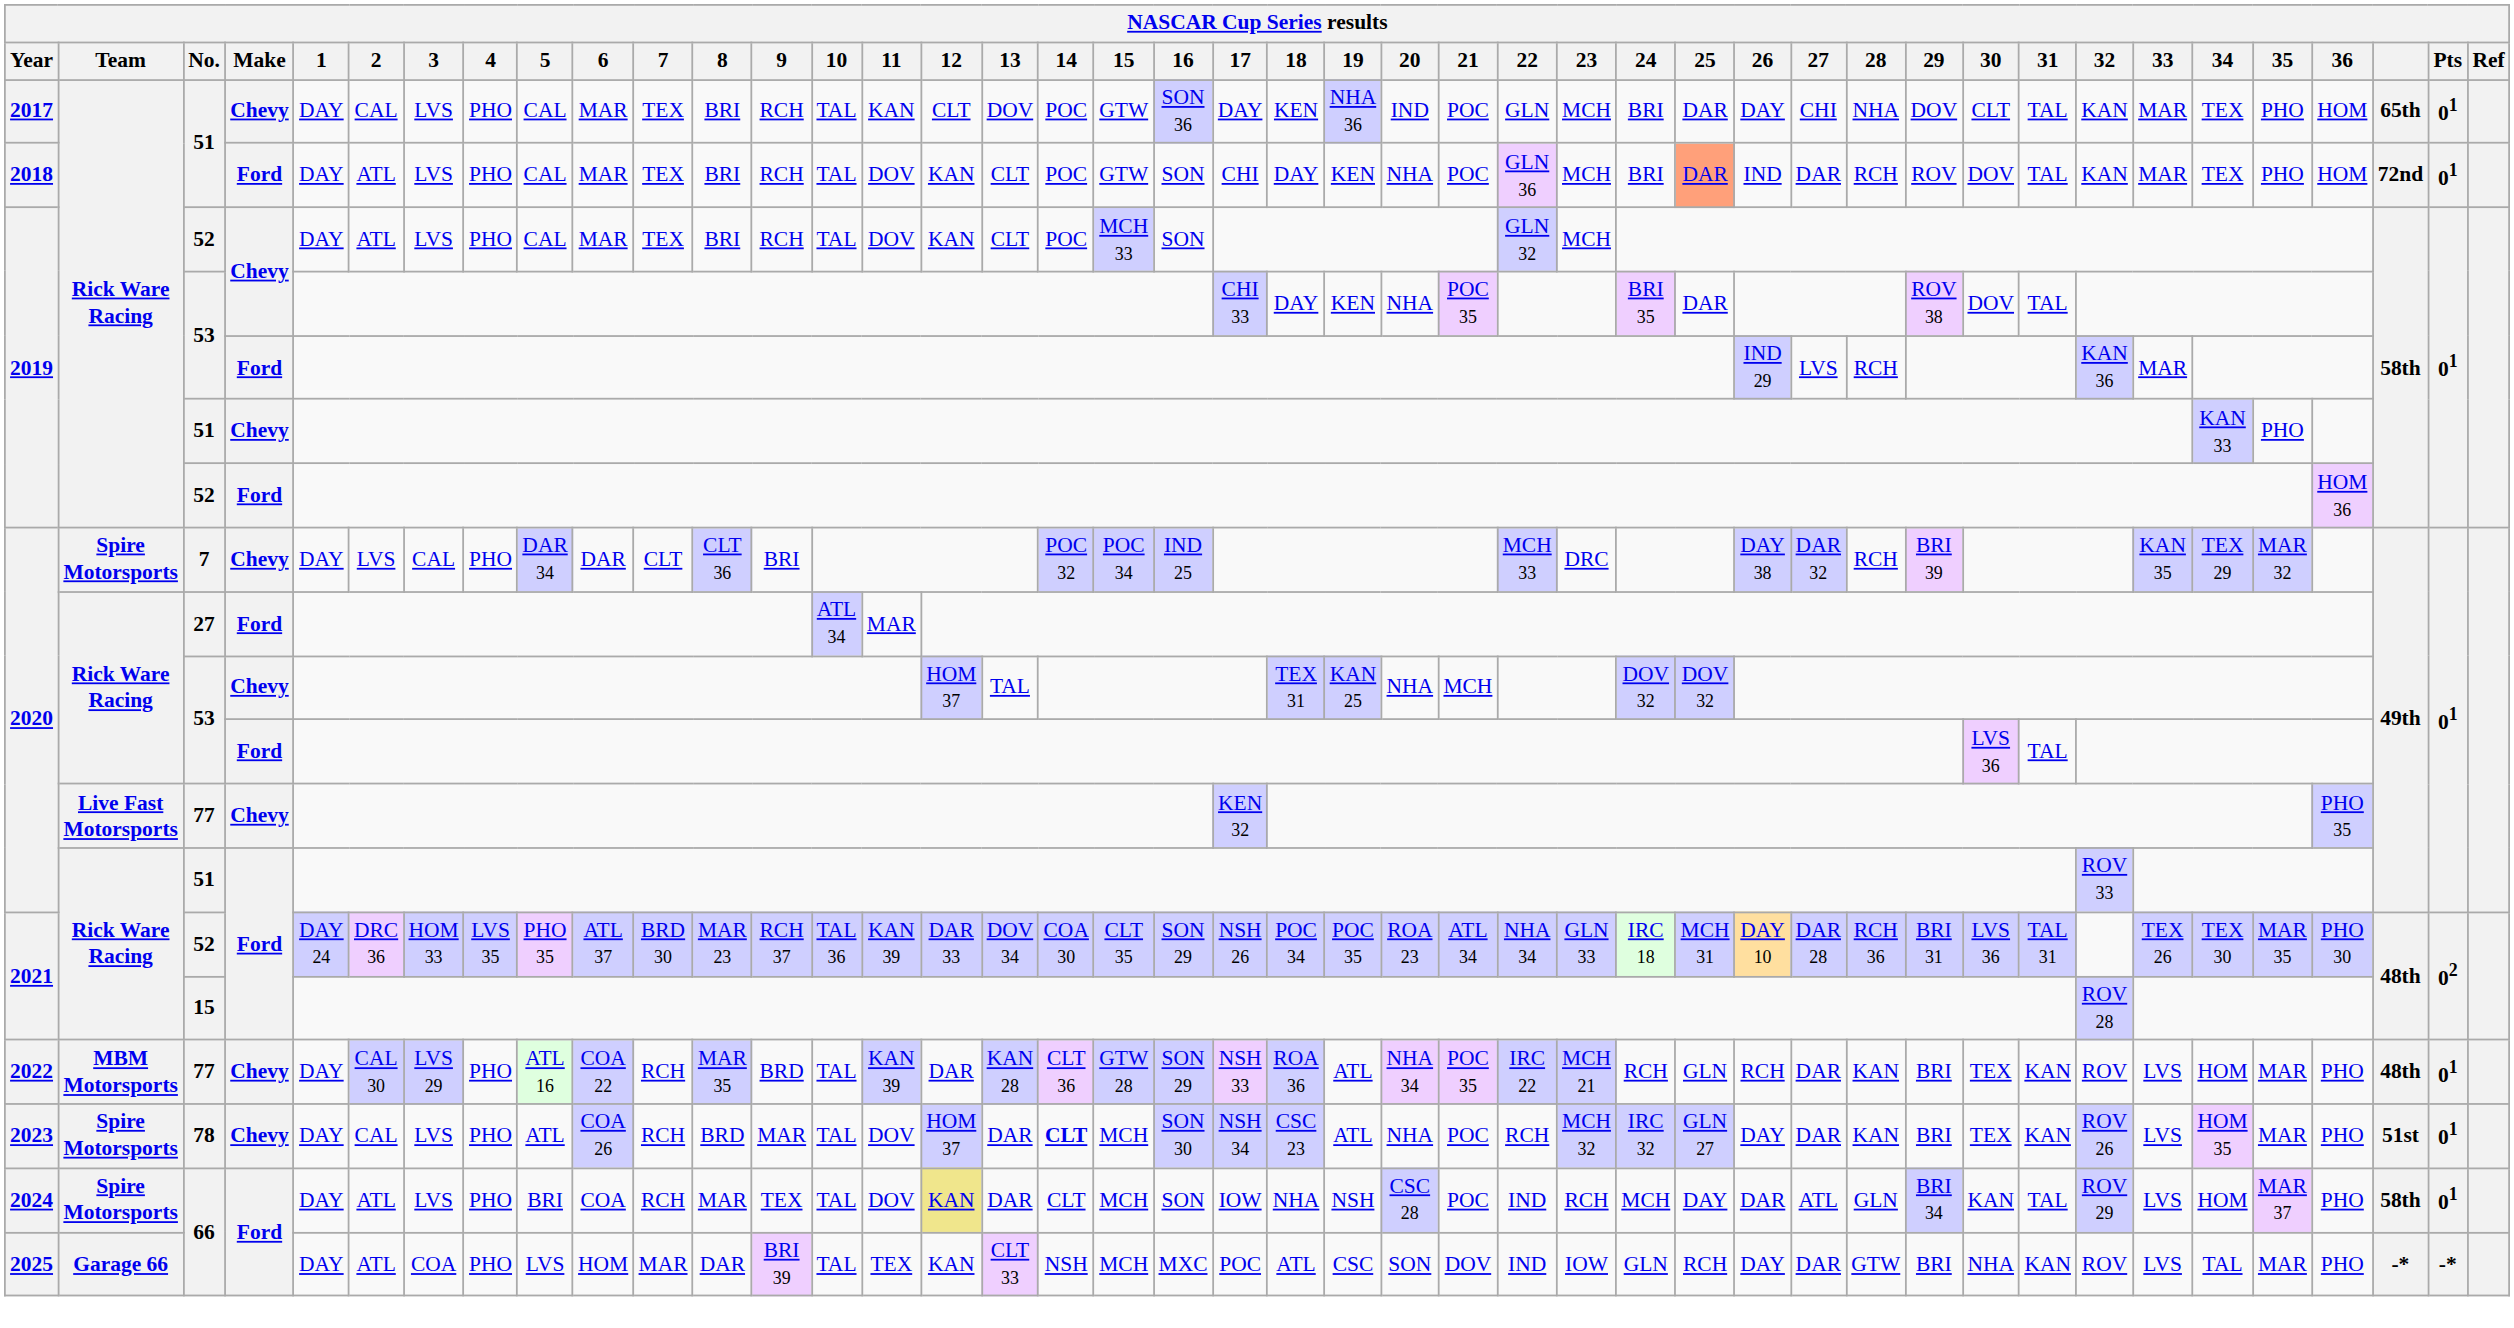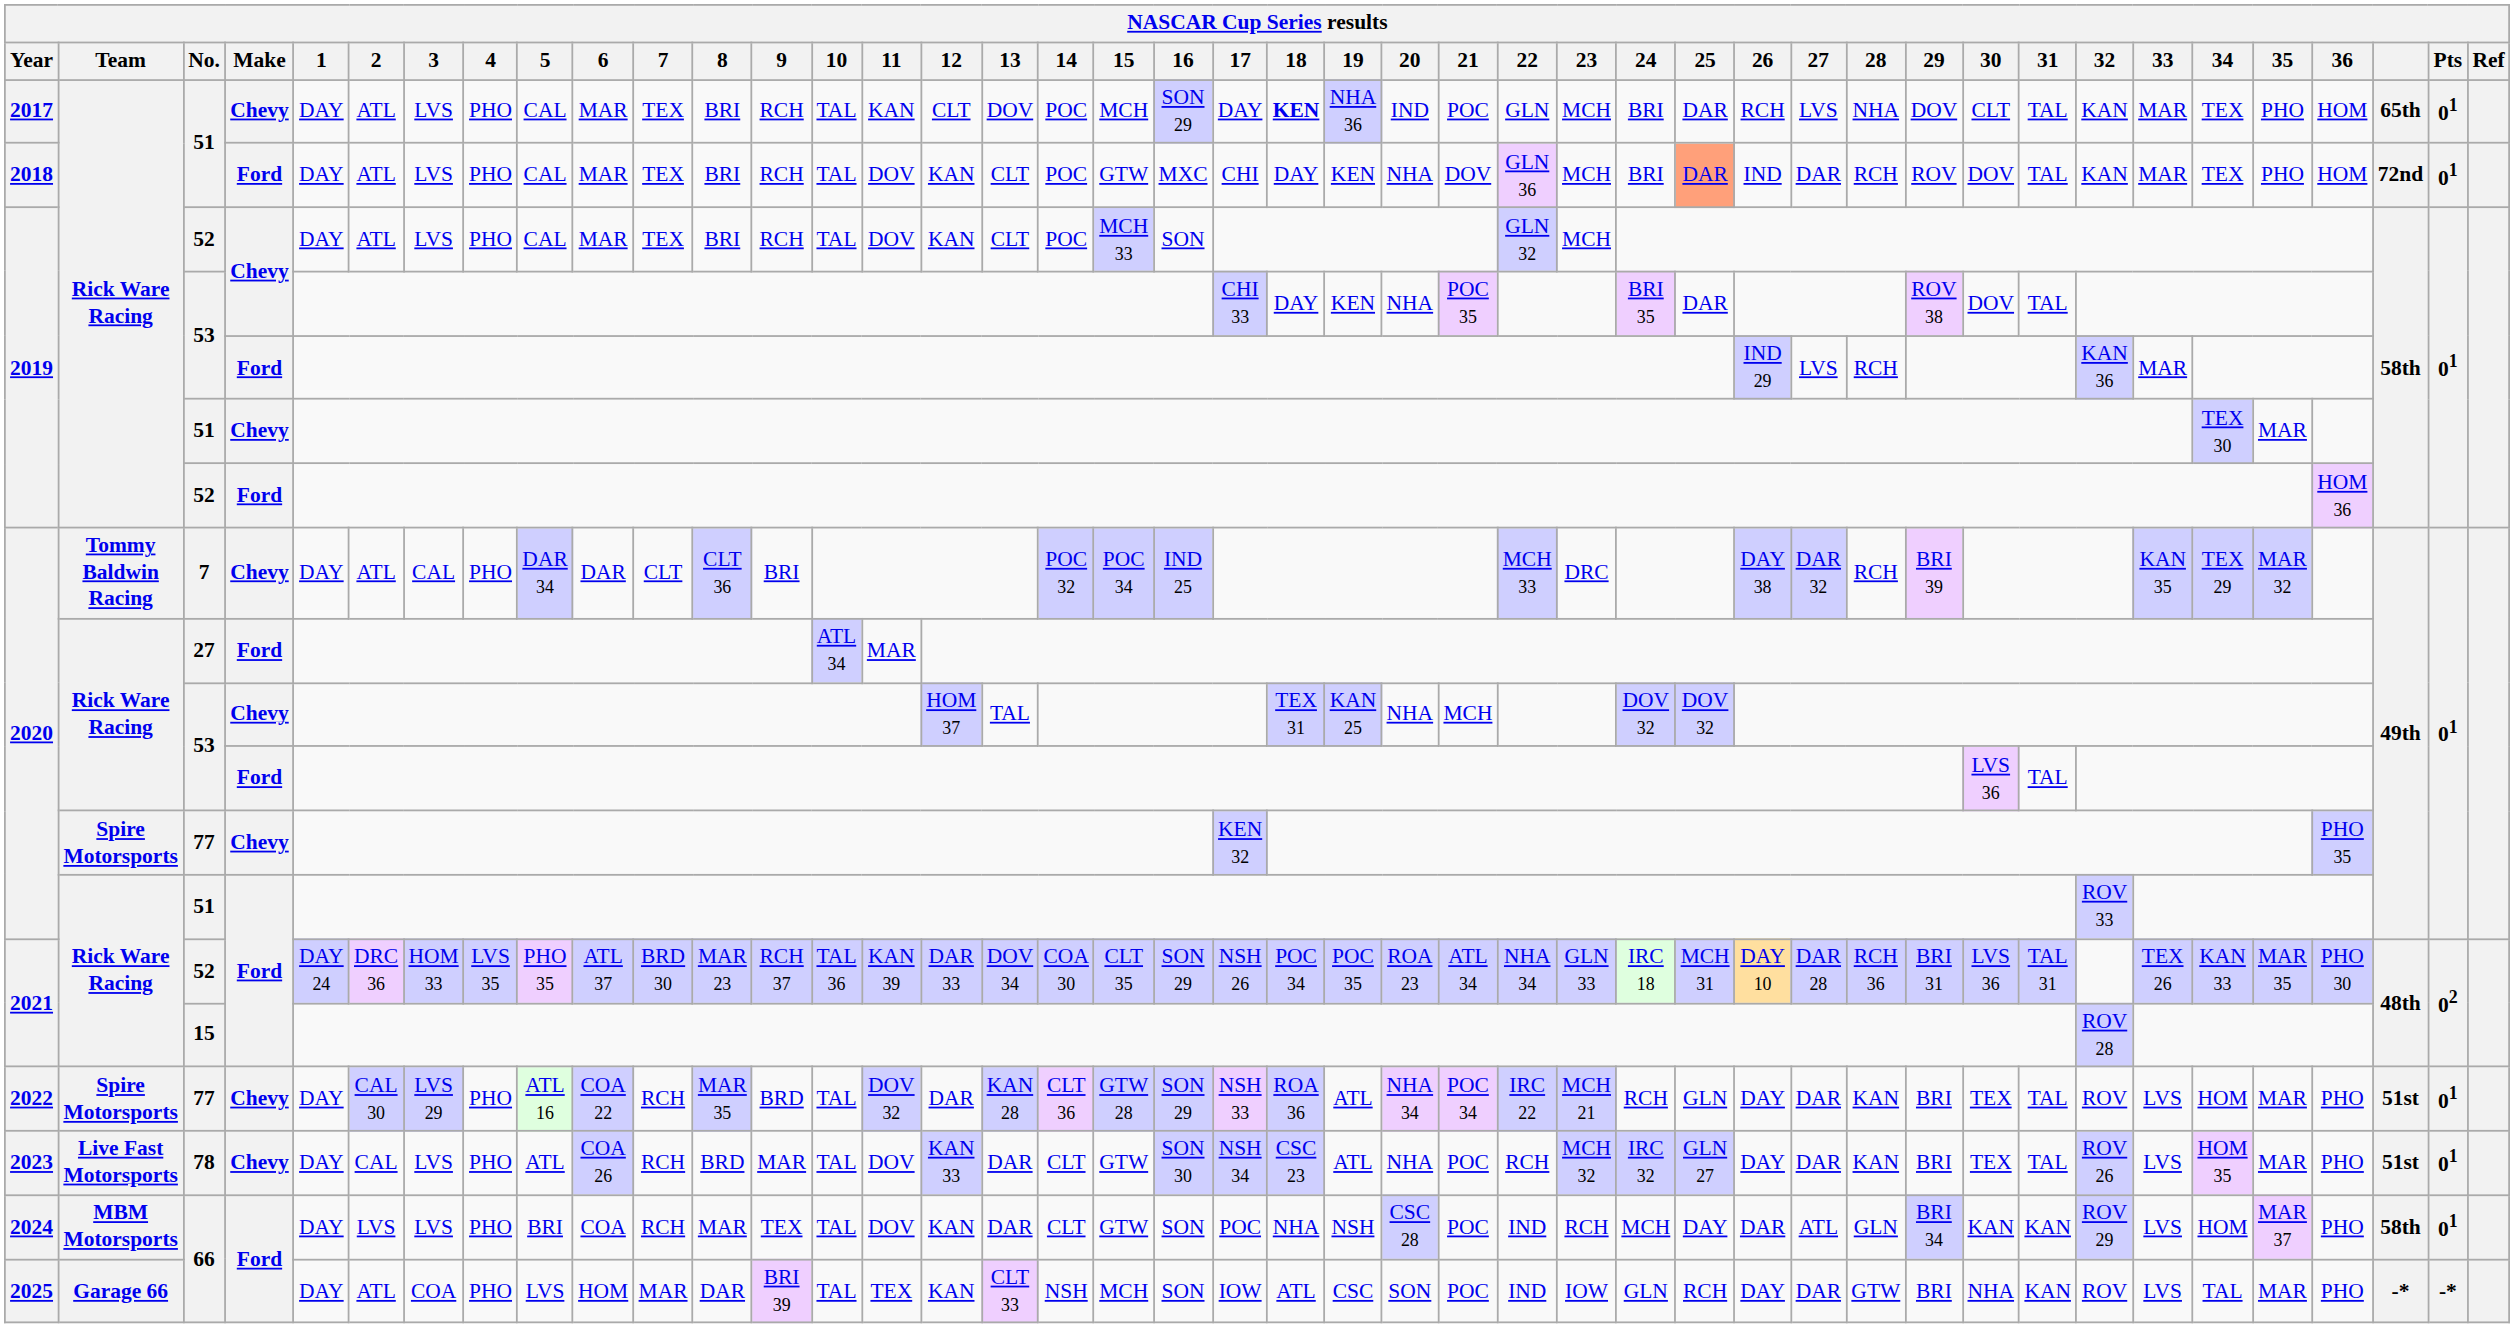(376, 110) CAL -> (376, 110) ATL
(1124, 110) GTW -> (1124, 110) MCH
(1183, 110) SON 36 -> (1183, 110) SON 29
(1296, 110) normal -> (1296, 110) bold
(1763, 110) DAY -> (1763, 110) RCH
(1818, 110) CHI -> (1818, 110) LVS
(1183, 174) SON -> (1183, 174) MXC
(1468, 174) POC -> (1468, 174) DOV
(2223, 430) KAN 33 -> (2223, 430) TEX 30
(2282, 431) PHO -> (2282, 431) MAR
(121, 559) Spire Motorsports -> (121, 572) Tommy Baldwin Racing
(376, 559) LVS -> (376, 572) ATL
(121, 815) Live Fast Motorsports -> (121, 842) Spire Motorsports
(2223, 942) TEX 30 -> (2223, 969) KAN 33
(121, 1071) MBM Motorsports -> (121, 1098) Spire Motorsports
(891, 1070) KAN 39 -> (891, 1097) DOV 32
(1468, 1070) POC 35 -> (1468, 1097) POC 34
(1763, 1071) RCH -> (1763, 1098) DAY
(2048, 1071) KAN -> (2048, 1098) TAL
(2400, 1071) 48th -> (2400, 1098) 51st
(121, 1135) Spire Motorsports -> (121, 1162) Live Fast Motorsports
(951, 1134) HOM 37 -> (951, 1161) KAN 33
(1066, 1135) bold -> (1066, 1162) normal
(1124, 1135) MCH -> (1124, 1162) GTW
(2048, 1135) KAN -> (2048, 1162) TAL
(121, 1199) Spire Motorsports -> (121, 1226) MBM Motorsports
(376, 1199) ATL -> (376, 1226) LVS
(951, 1199) khaki background -> (951, 1226) no background
(1124, 1199) MCH -> (1124, 1226) GTW
(1240, 1199) IOW -> (1240, 1226) POC
(2048, 1199) TAL -> (2048, 1226) KAN
(1183, 1263) MXC -> (1183, 1290) SON
(1240, 1263) POC -> (1240, 1290) IOW
(1468, 1263) DOV -> (1468, 1290) POC
